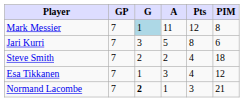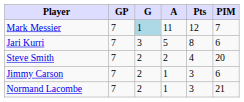(218, 27) 8 -> (218, 27) 7
(220, 58) 18 -> (220, 58) 20
- row: (33, 74)
+ row: (35, 74)
(139, 89) bold -> (139, 89) normal
